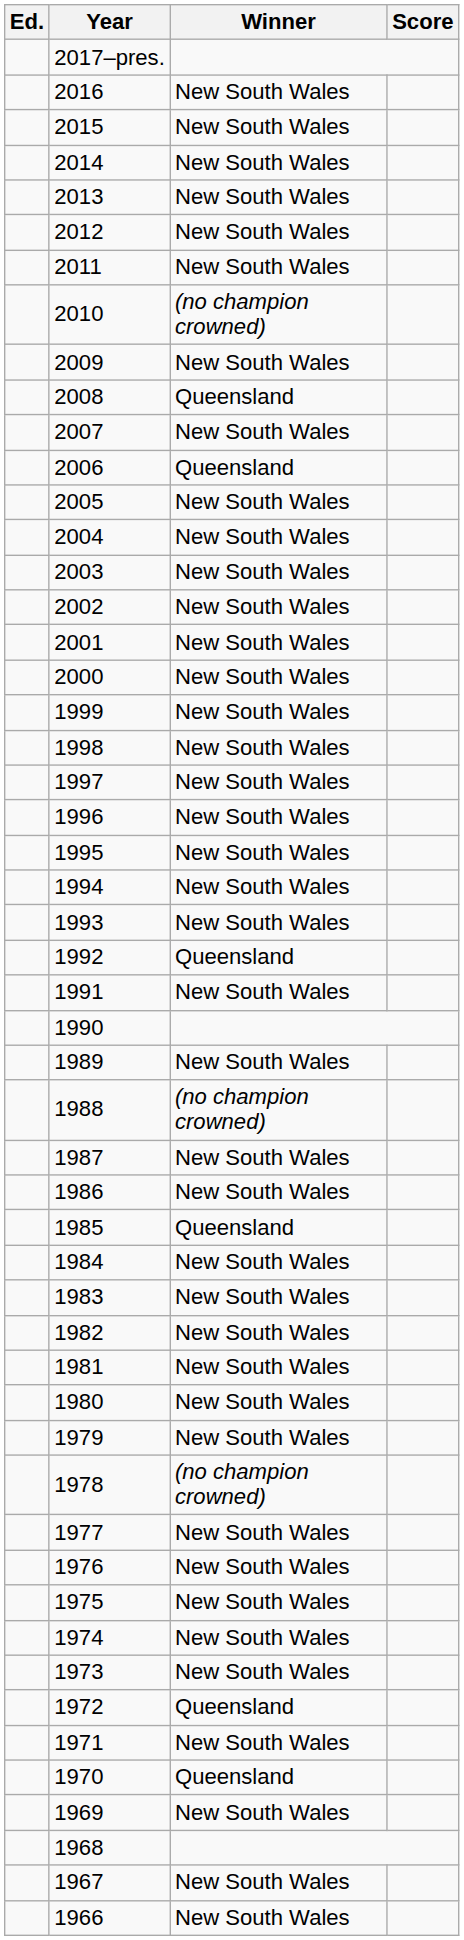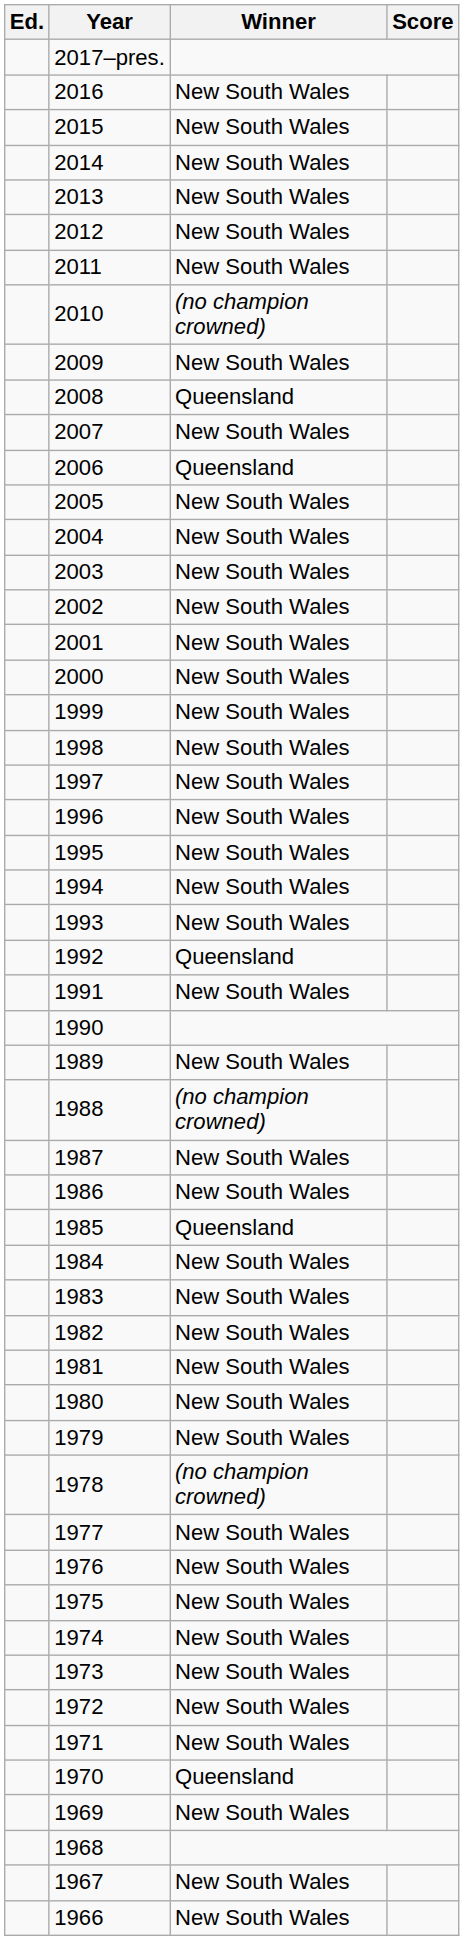(235, 1707) Queensland -> (262, 1707) New South Wales
